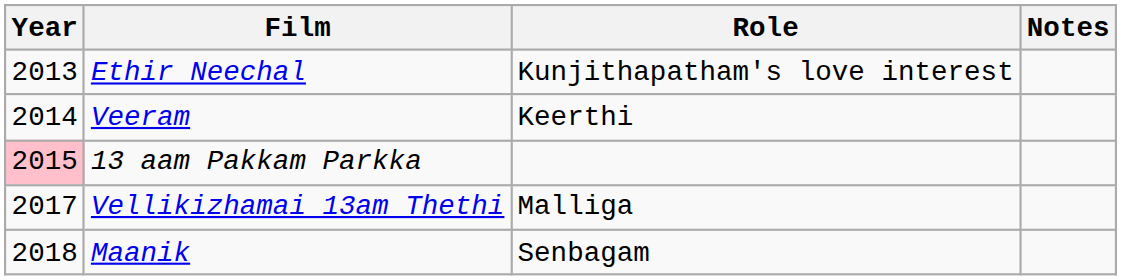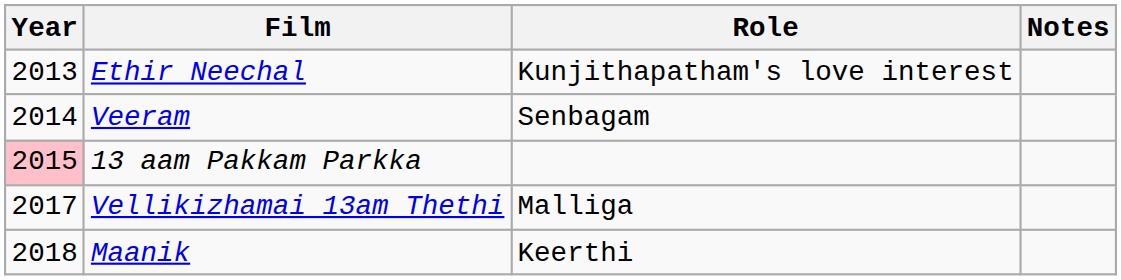(575, 117) Keerthi -> (584, 117) Senbagam
(584, 252) Senbagam -> (575, 252) Keerthi
